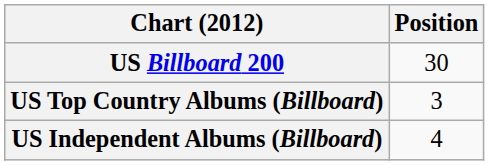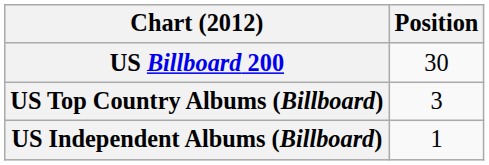(436, 139) 4 -> (436, 139) 1
